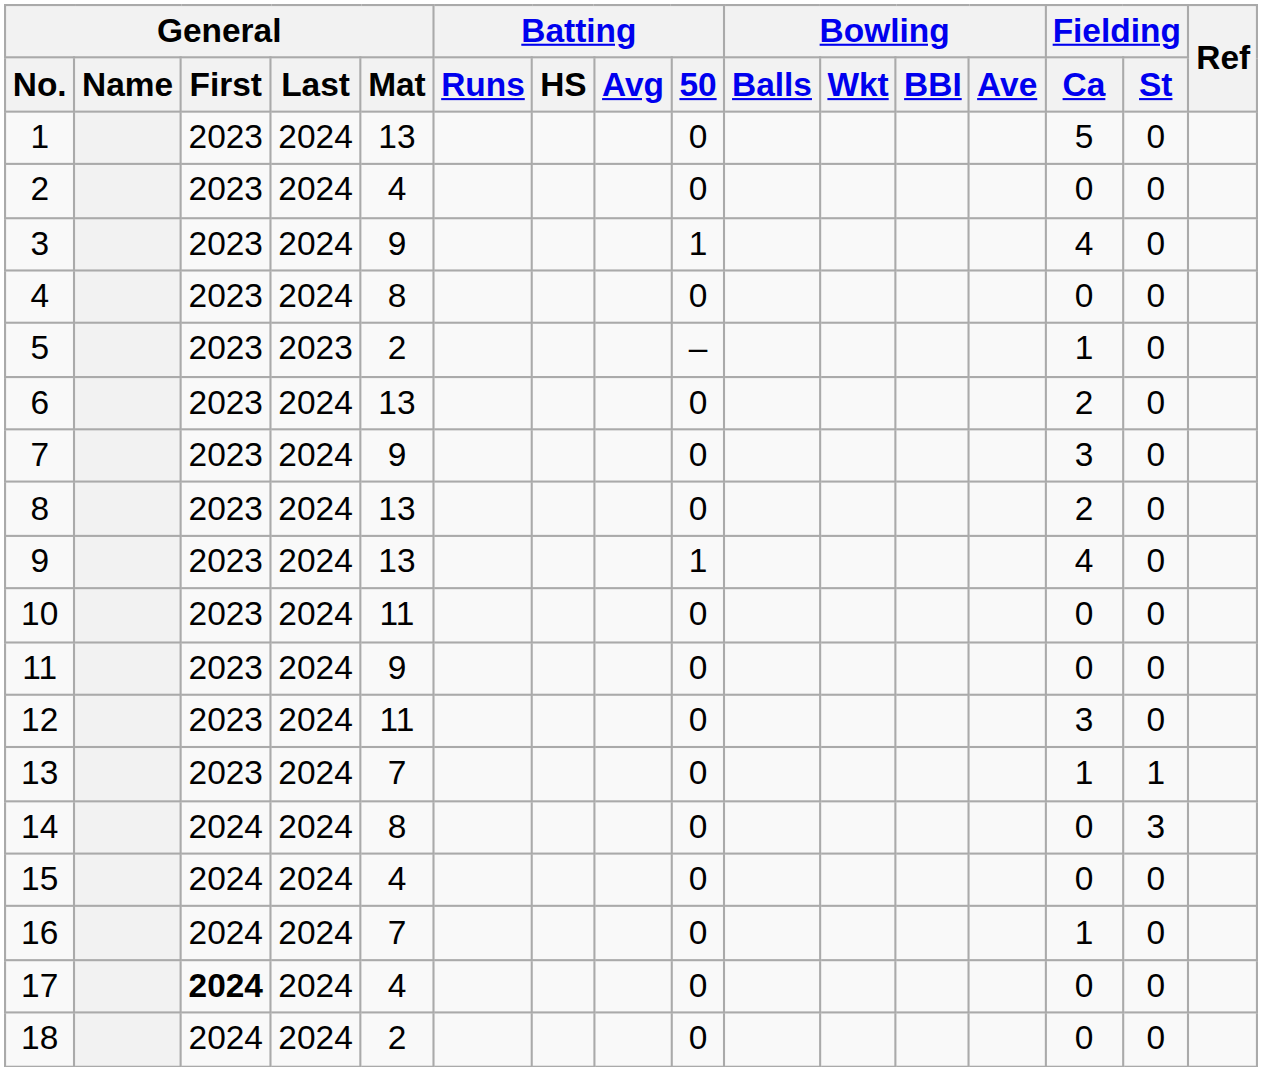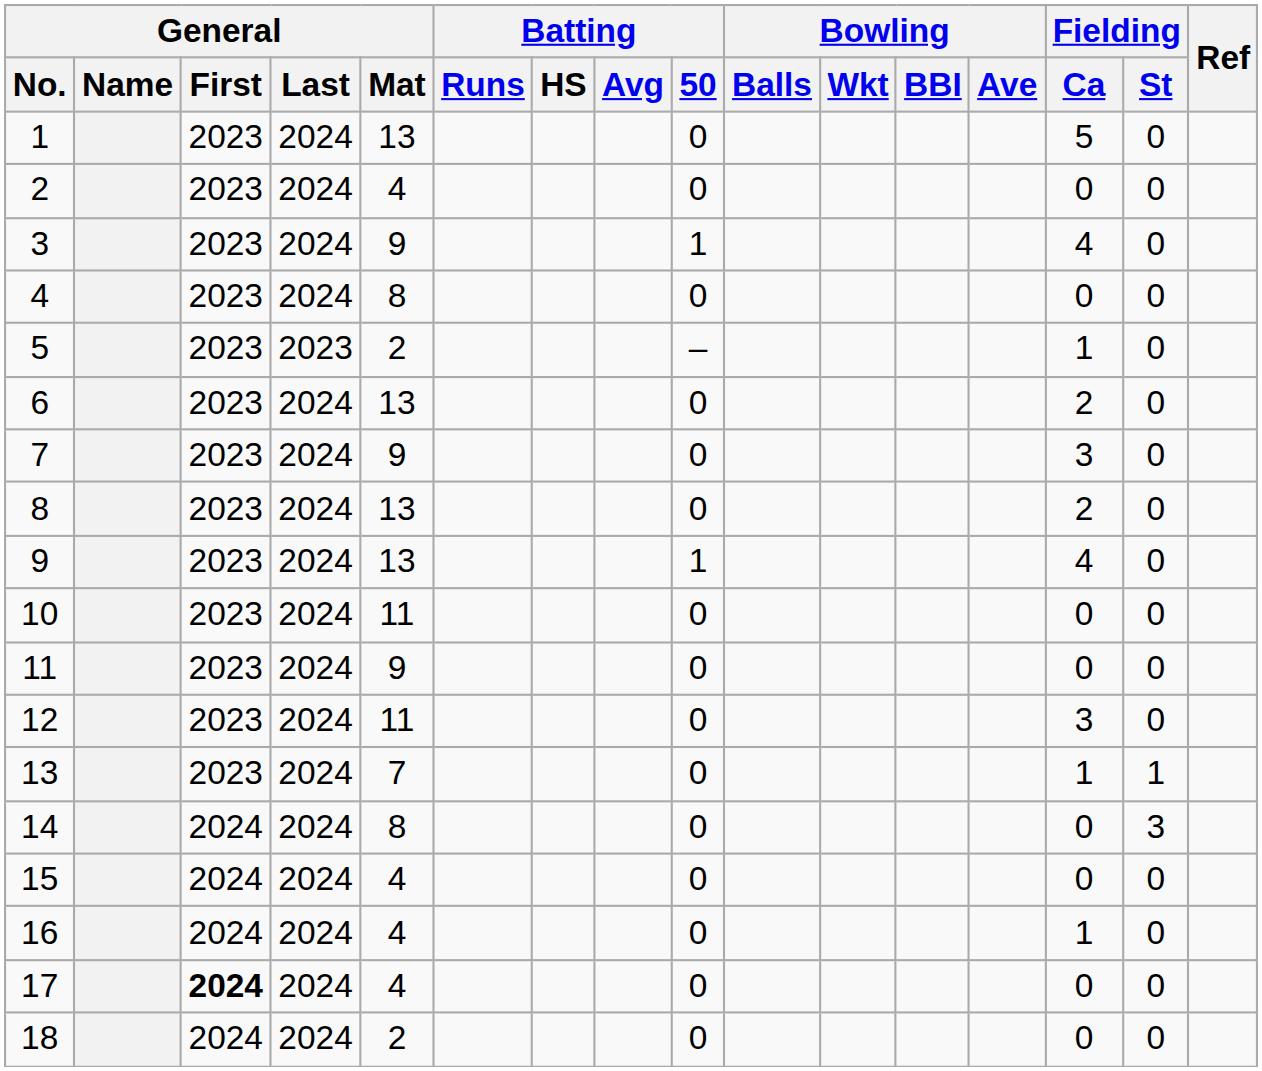(397, 932) 7 -> (397, 932) 4
